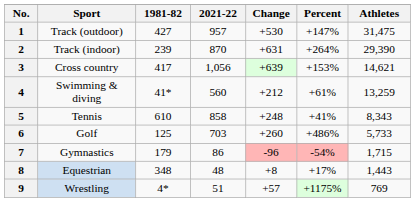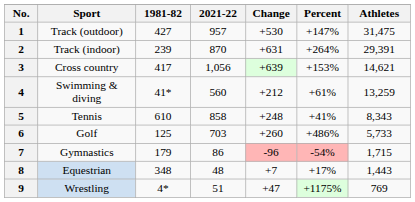(379, 49) 29,390 -> (379, 49) 29,391
(271, 170) +8 -> (271, 170) +7
(271, 188) +57 -> (271, 188) +47
